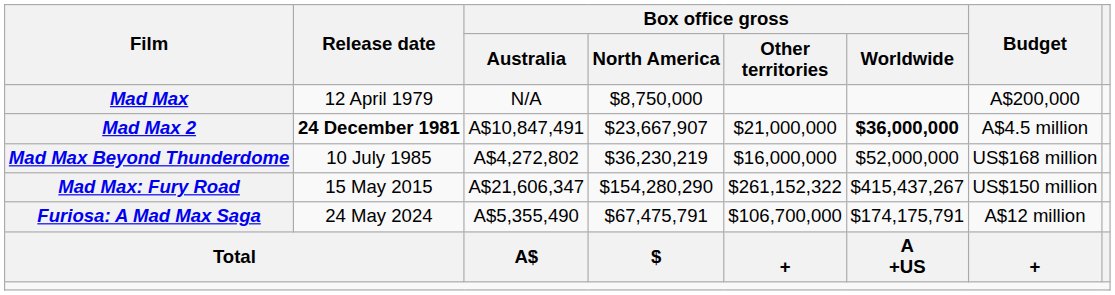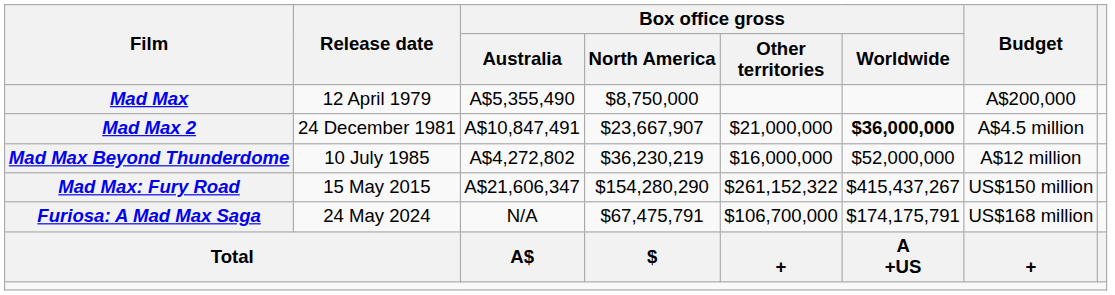(526, 98) N/A -> (522, 98) A$5,355,490
(379, 128) bold -> (377, 128) normal
(1035, 157) US$168 million -> (1031, 157) A$12 million
(526, 216) A$5,355,490 -> (522, 216) N/A
(1035, 216) A$12 million -> (1031, 216) US$168 million
